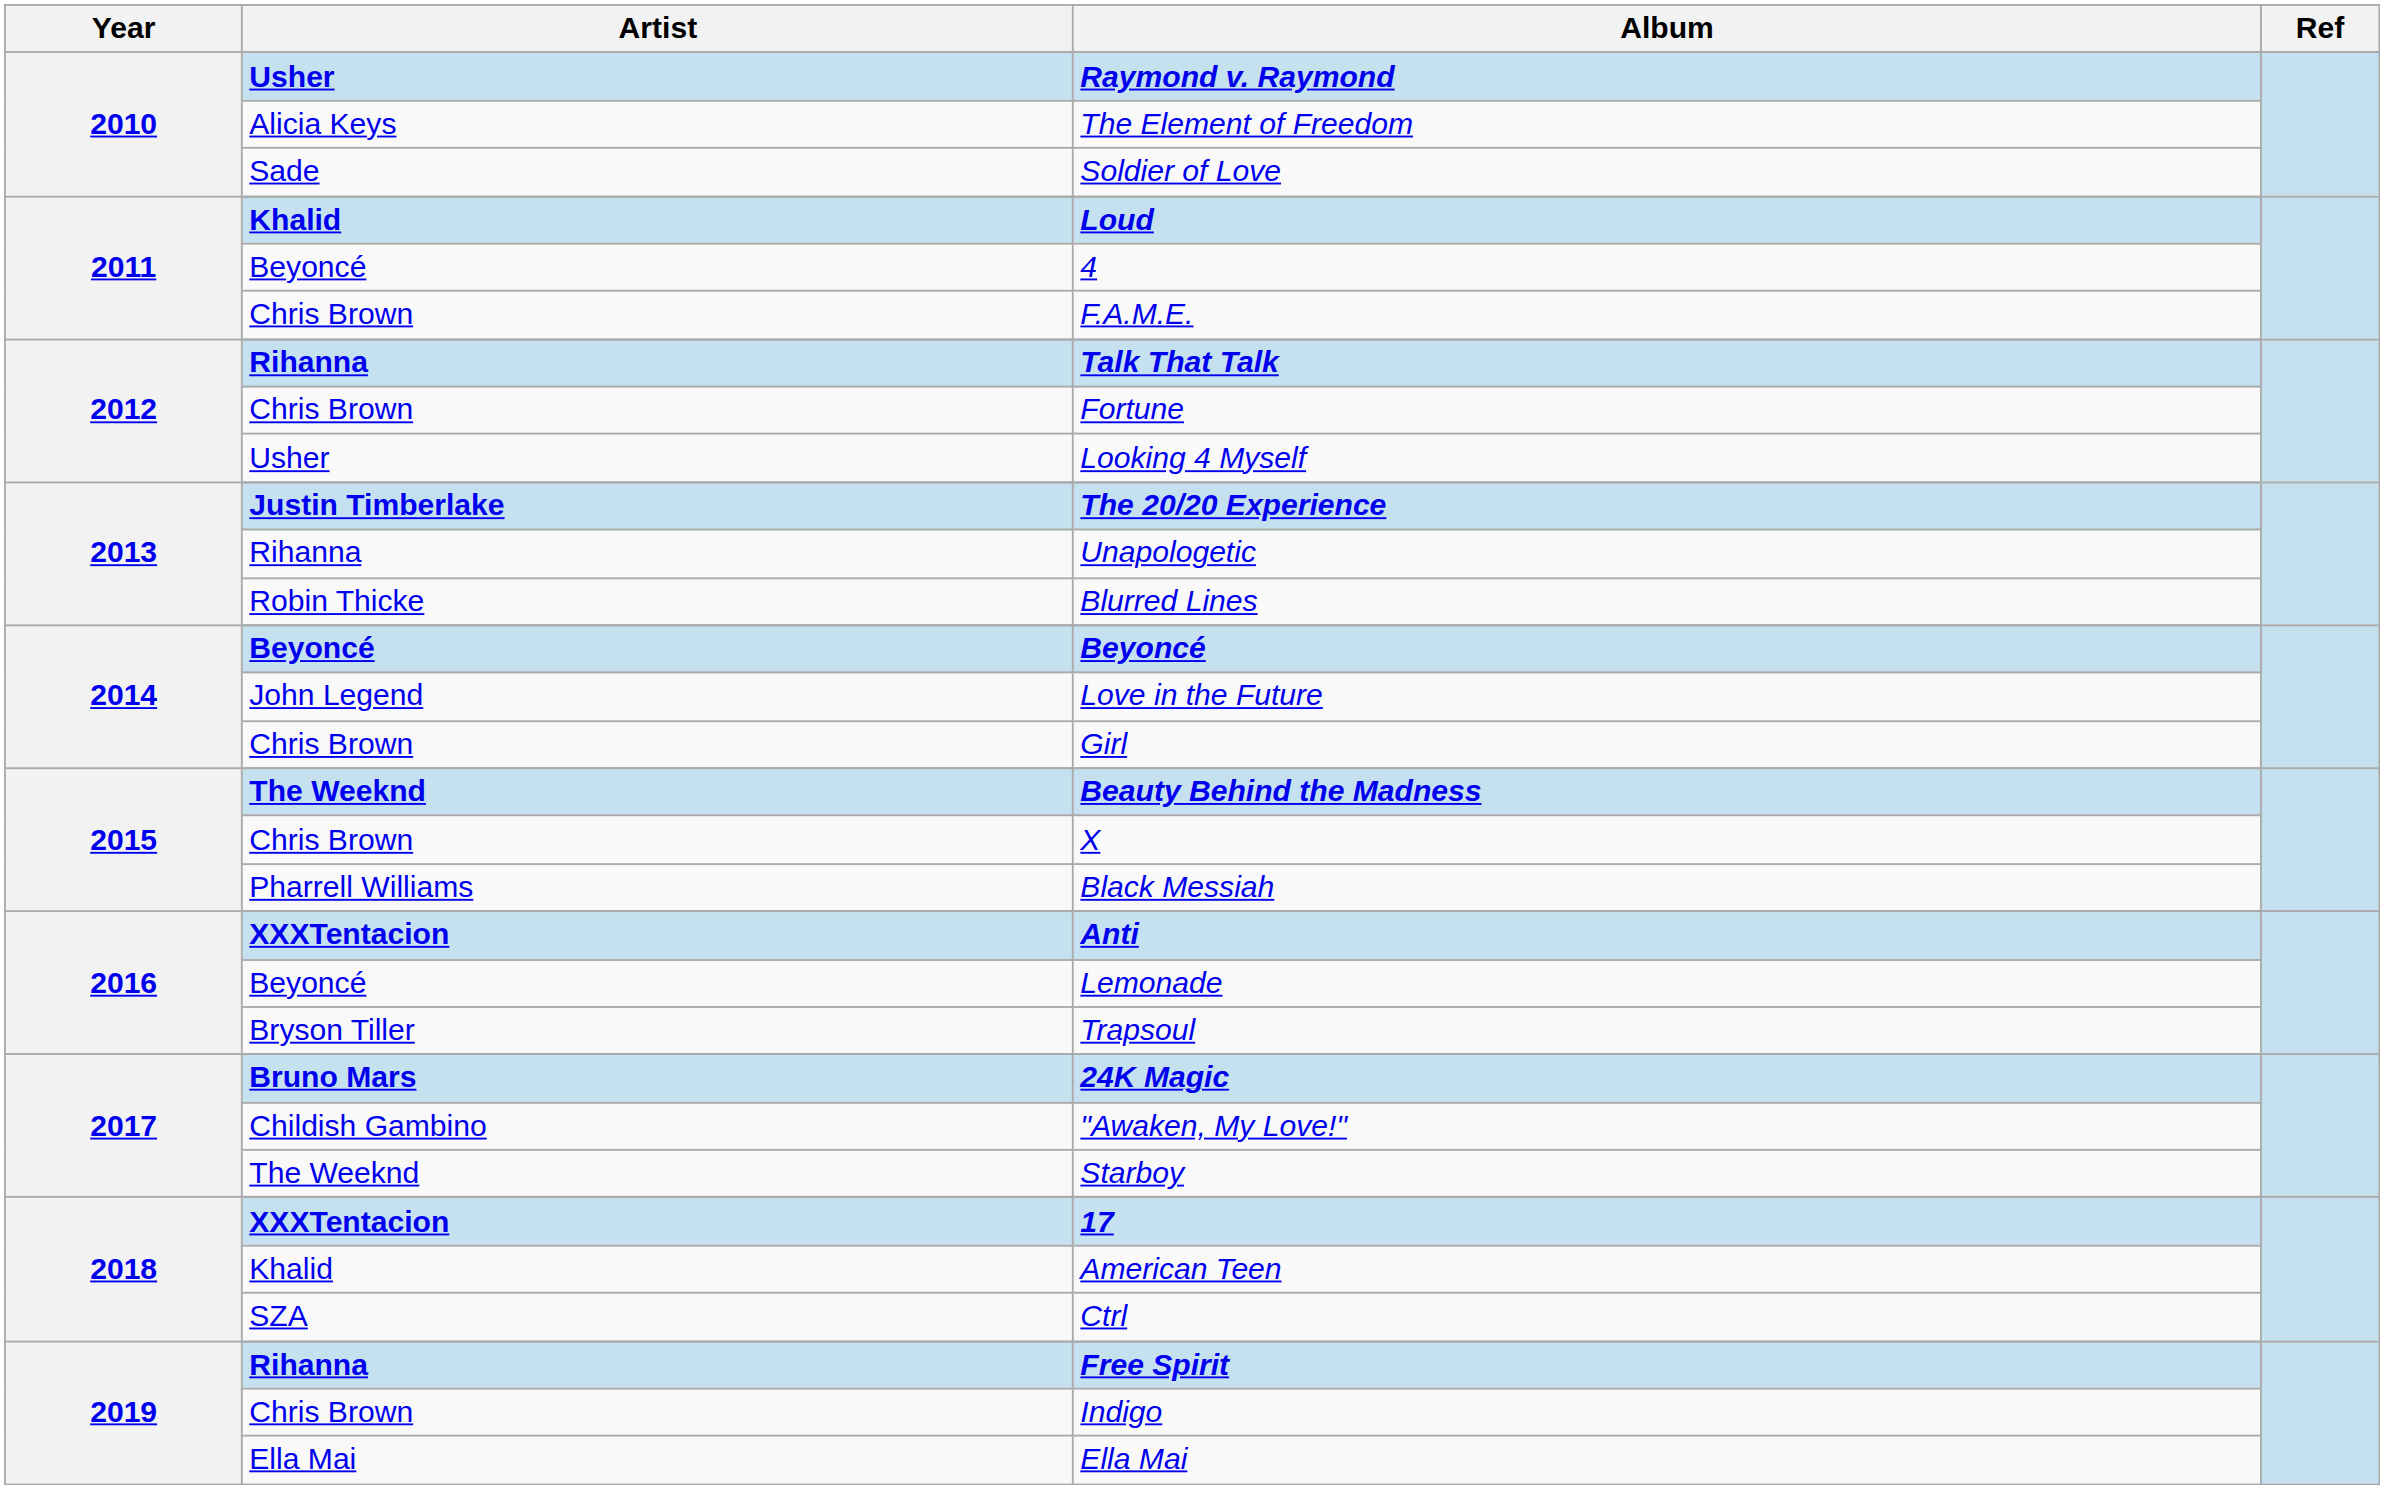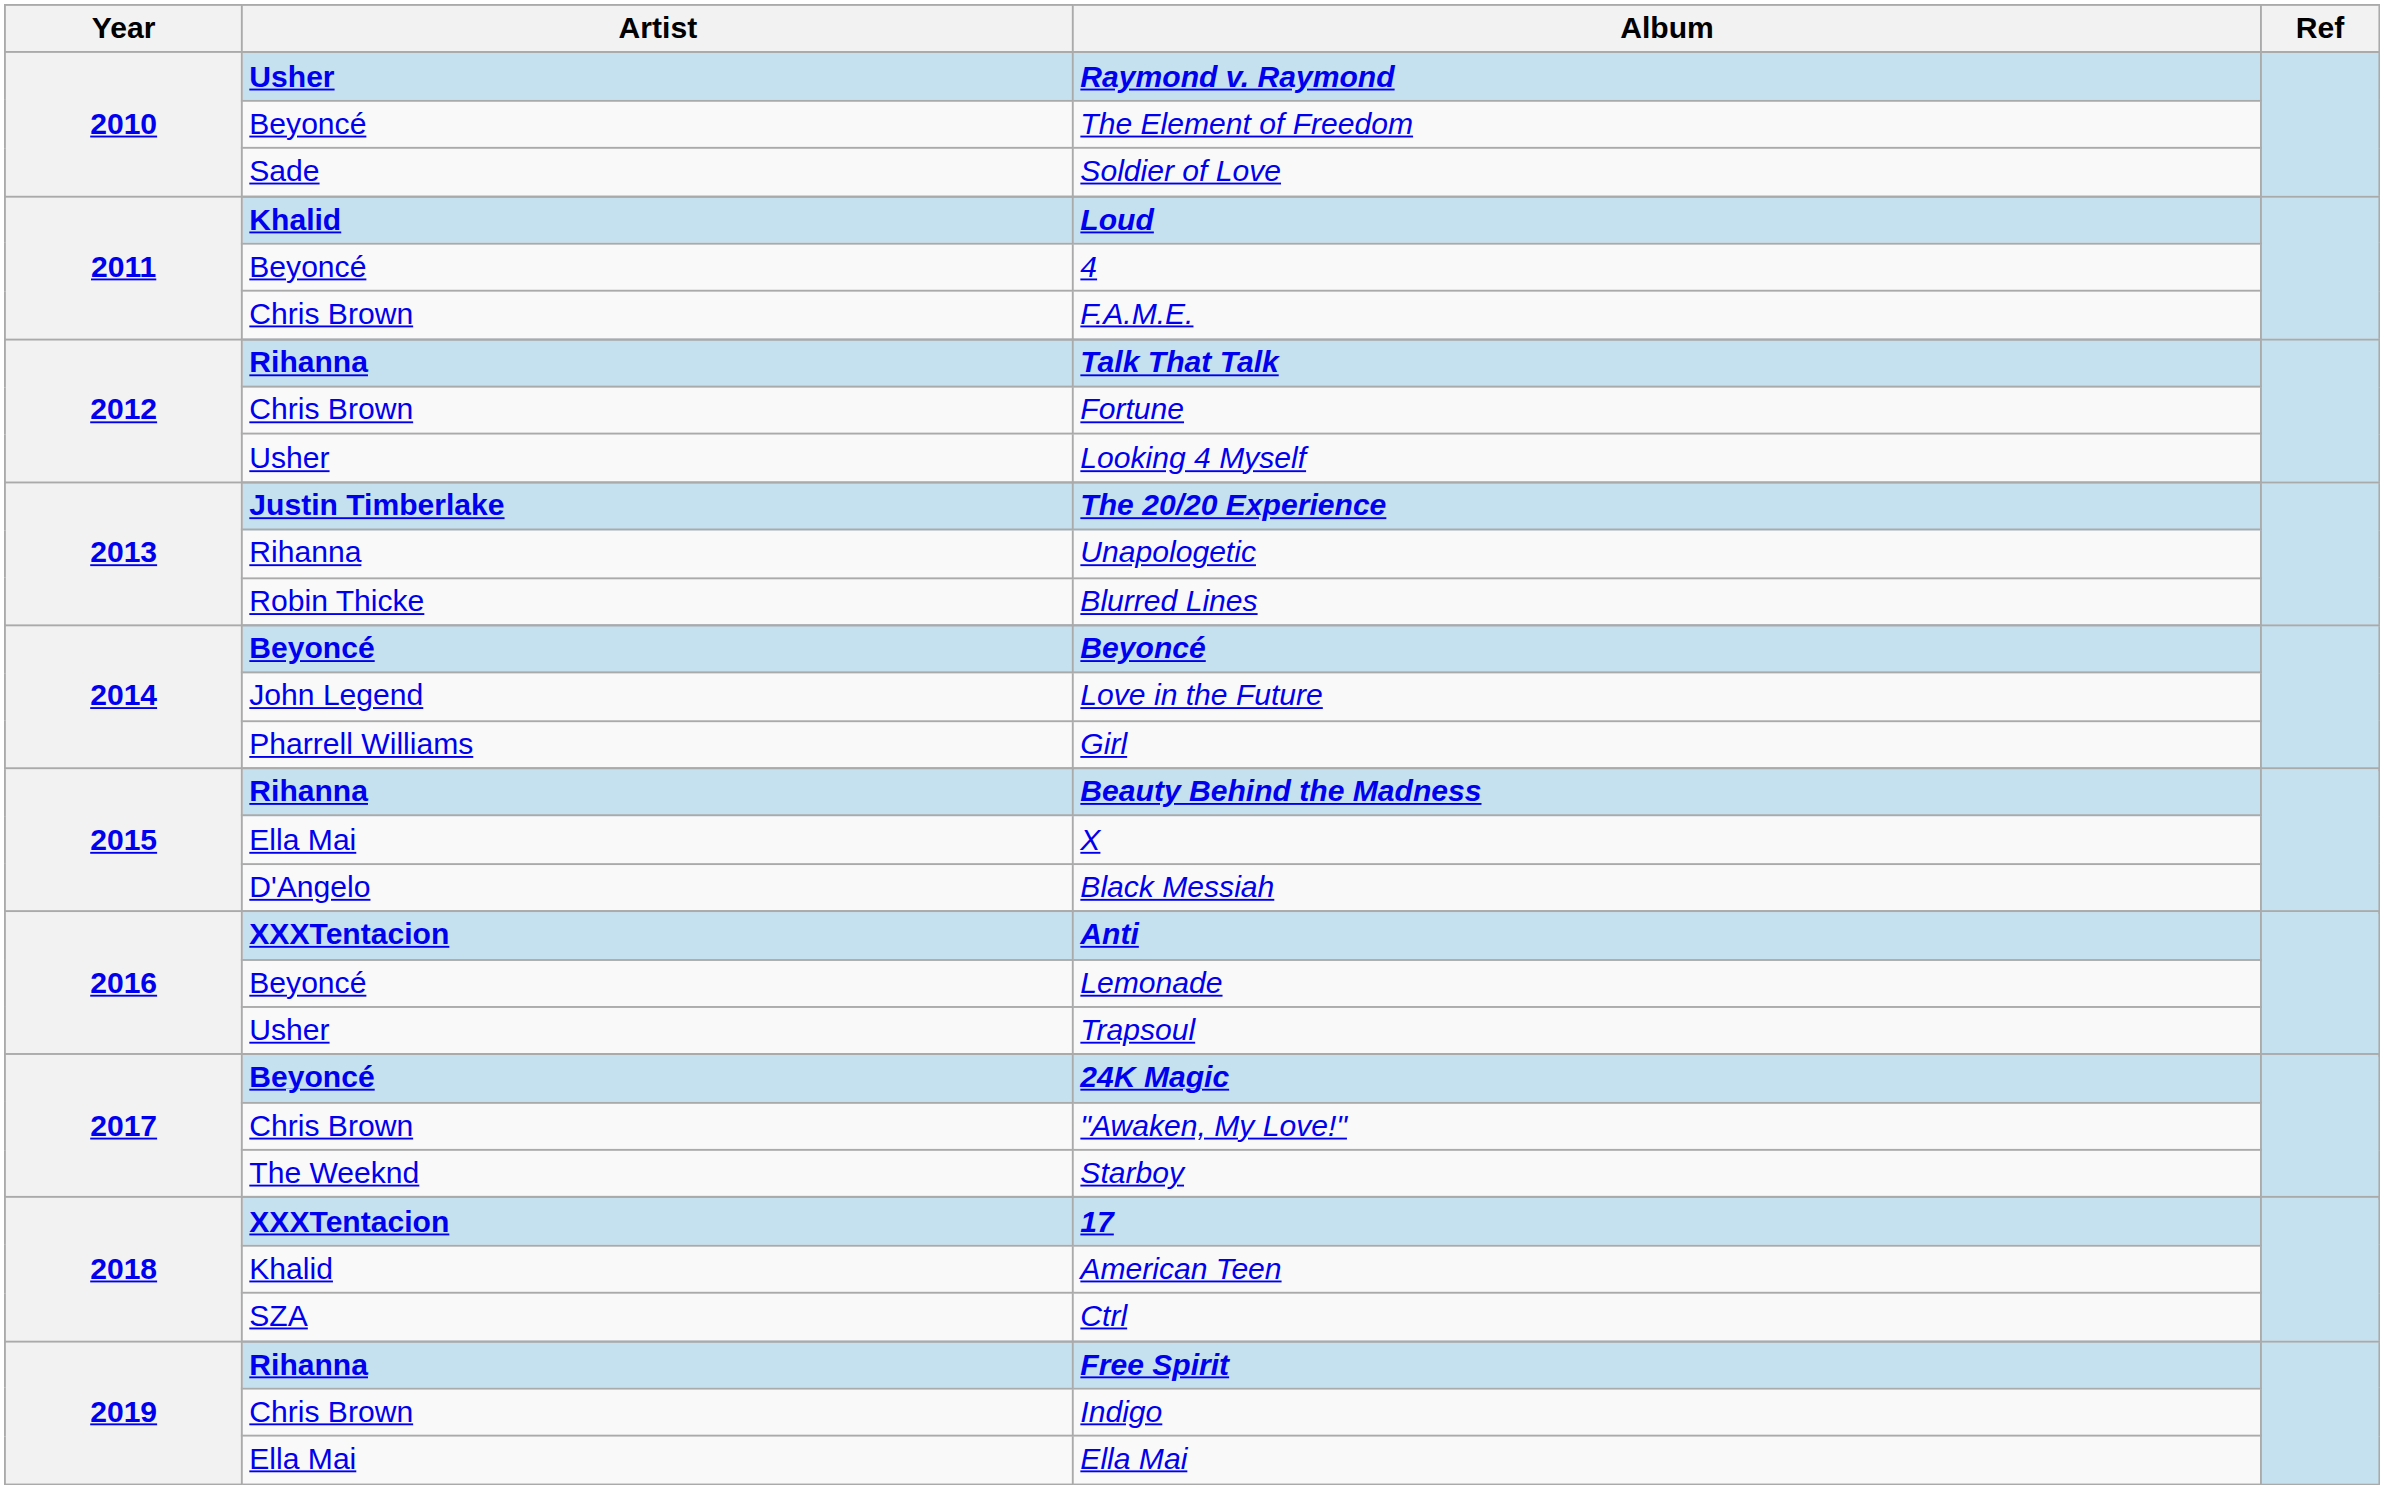(323, 123) Alicia Keys -> (308, 123) Beyoncé
(331, 743) Chris Brown -> (361, 743) Pharrell Williams
(338, 791) The Weeknd -> (309, 791) Rihanna
(331, 839) Chris Brown -> (303, 839) Ella Mai
(361, 887) Pharrell Williams -> (310, 887) D'Angelo
(332, 1030) Bryson Tiller -> (289, 1030) Usher
(333, 1077) Bruno Mars -> (312, 1077) Beyoncé
(368, 1125) Childish Gambino -> (331, 1125) Chris Brown
